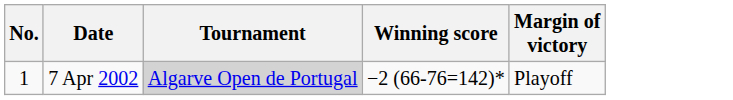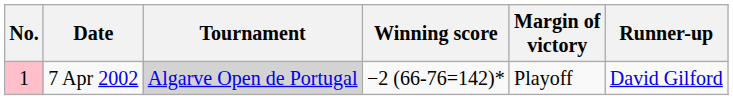+ column: (666, 33)
(24, 78) no background -> (24, 78) pink background
